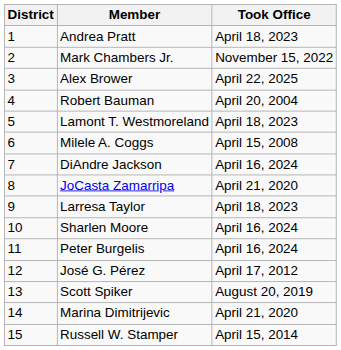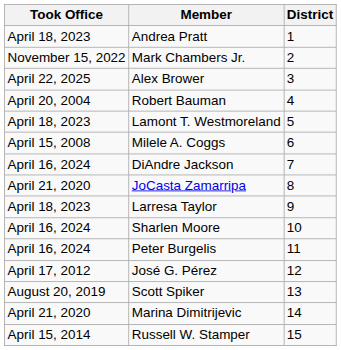columns swapped: (31, 15) <-> (274, 15)
